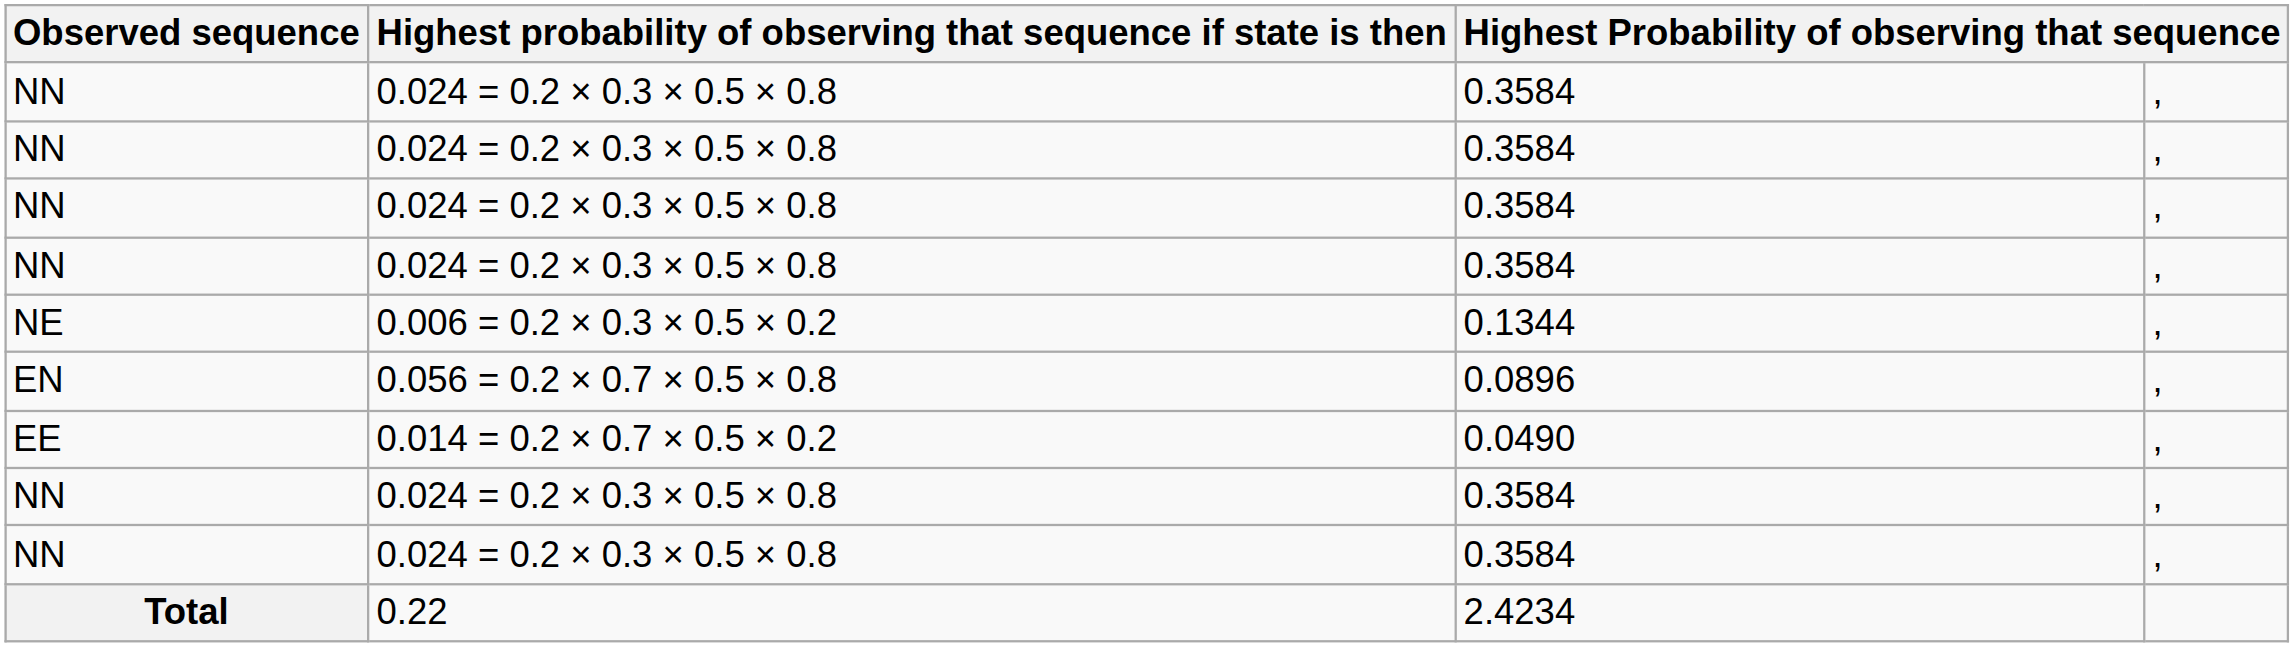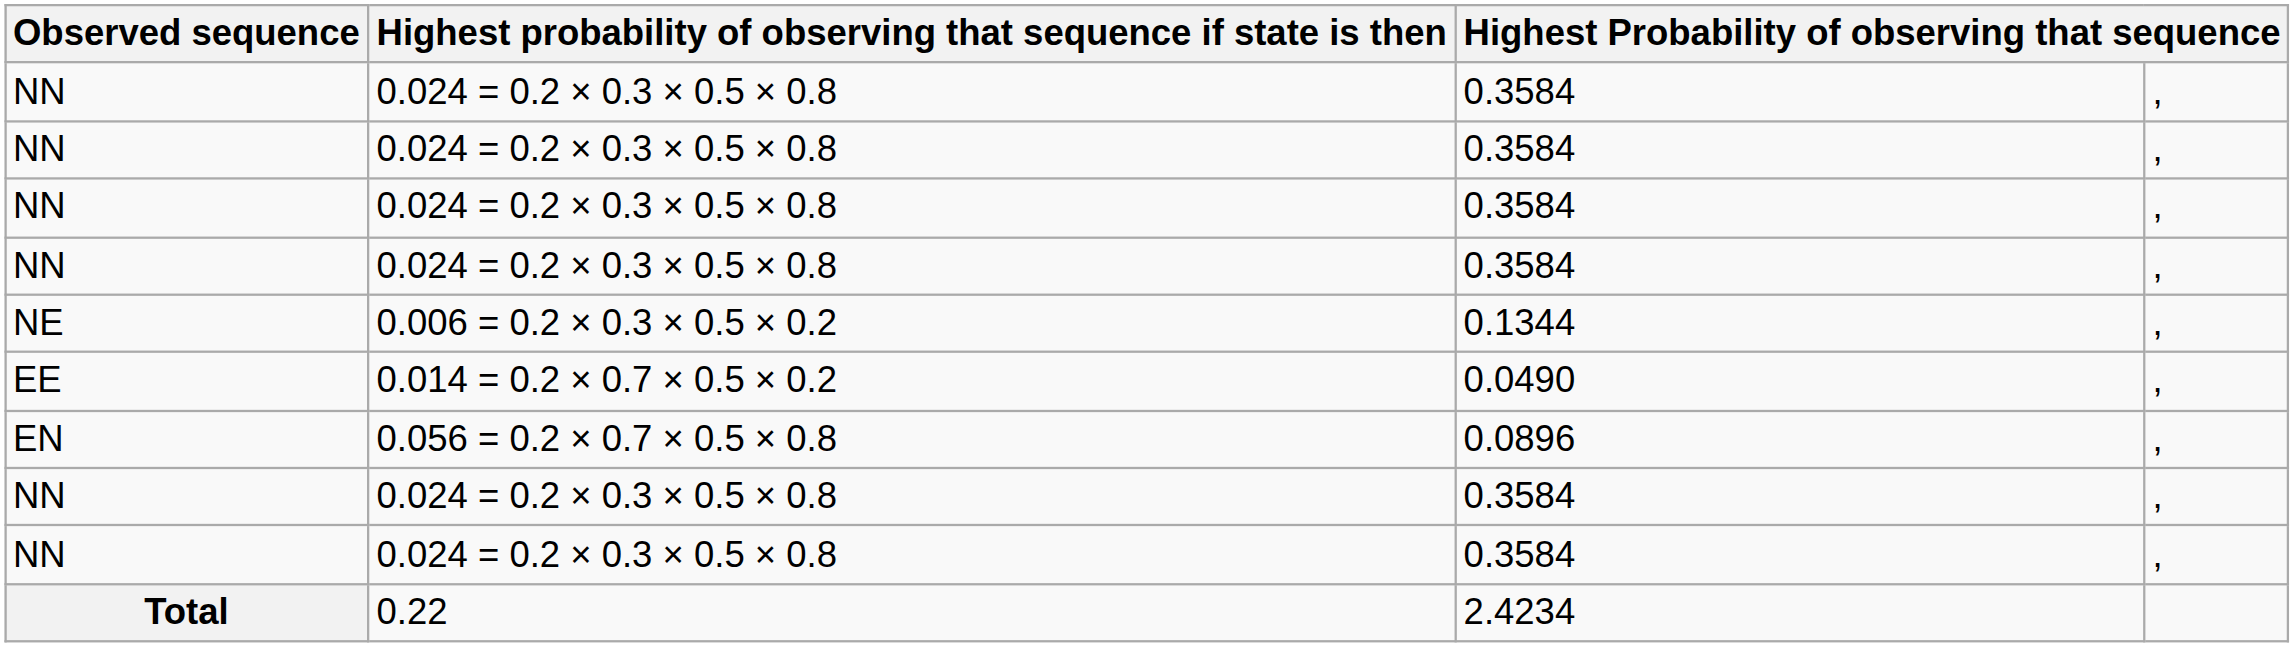rows swapped: (37, 438) <-> (38, 380)
